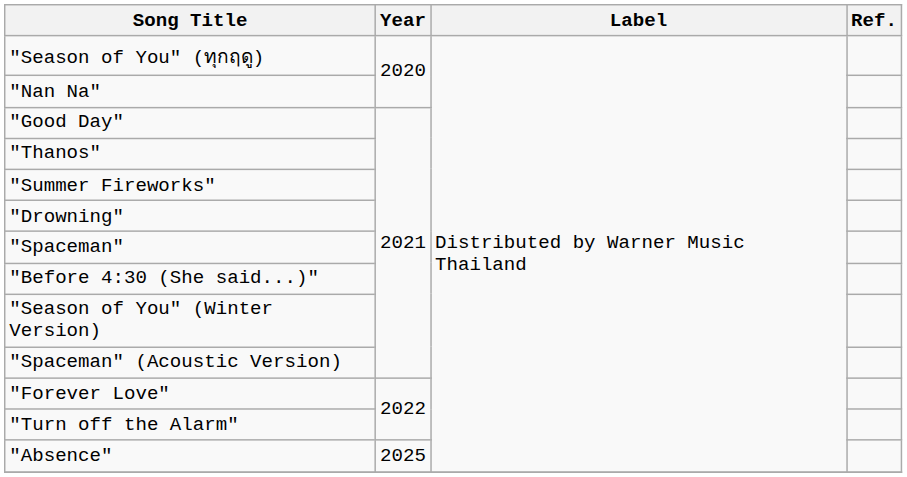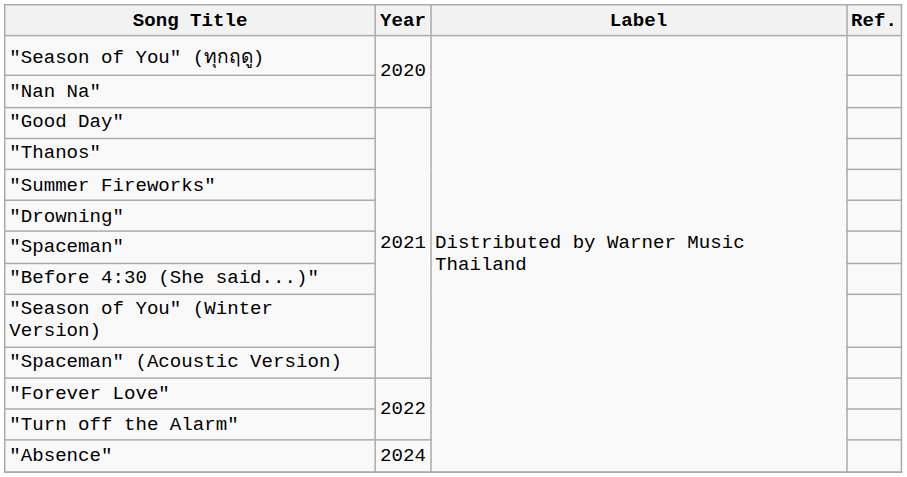(403, 456) 2025 -> (403, 456) 2024
